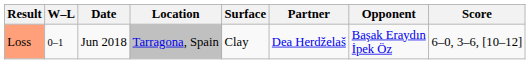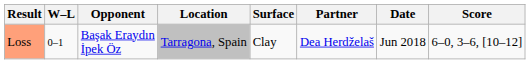columns swapped: (104, 14) <-> (389, 14)
